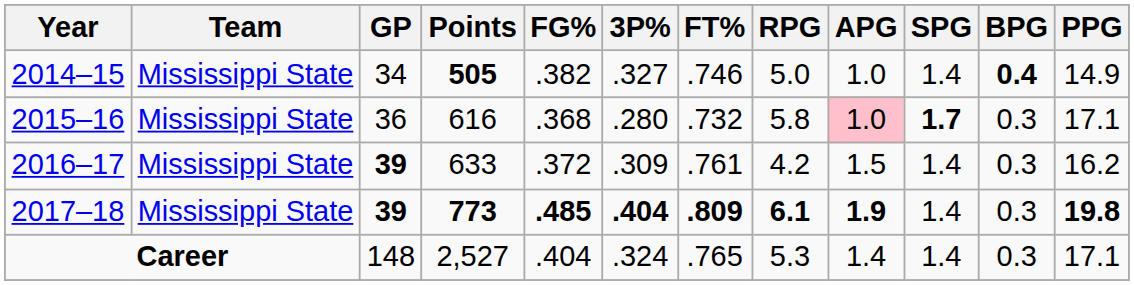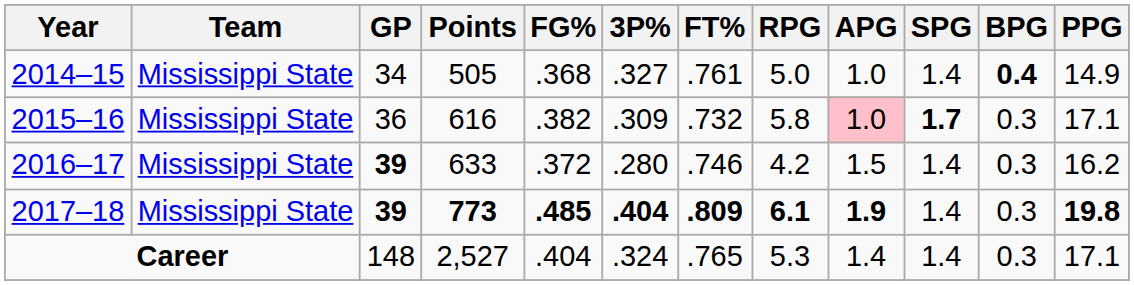(473, 73) bold -> (473, 73) normal
(563, 73) .382 -> (563, 73) .368
(715, 73) .746 -> (715, 73) .761
(563, 119) .368 -> (563, 119) .382
(640, 119) .280 -> (640, 119) .309
(640, 165) .309 -> (640, 165) .280
(715, 165) .761 -> (715, 165) .746
